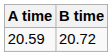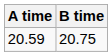(78, 39) 20.72 -> (78, 39) 20.75
